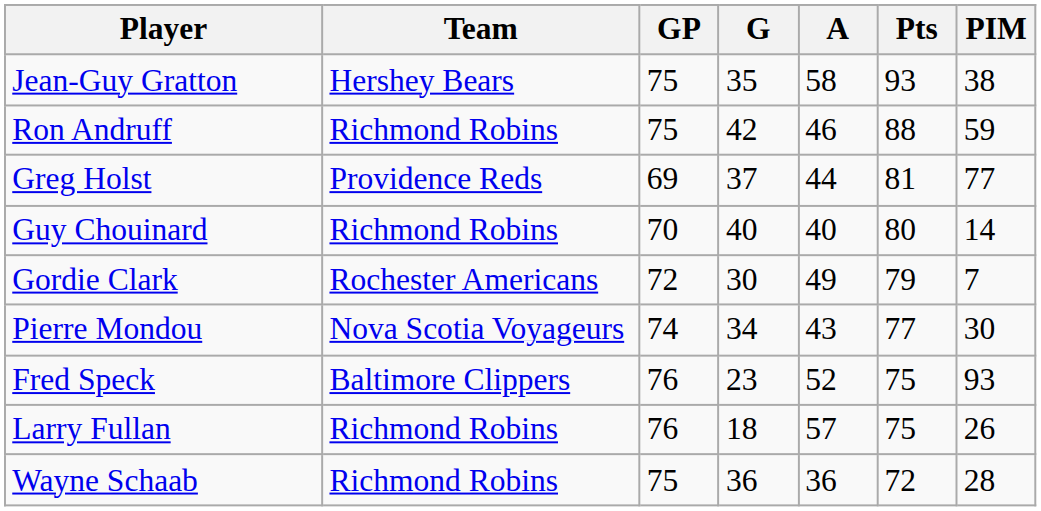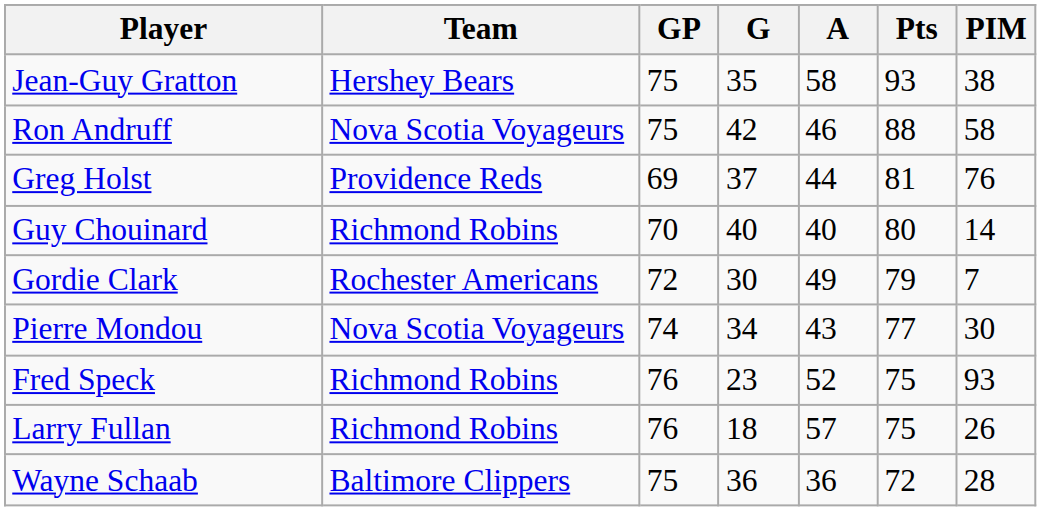(444, 129) Richmond Robins -> (477, 129) Nova Scotia Voyageurs
(979, 129) 59 -> (979, 129) 58
(979, 179) 77 -> (979, 179) 76
(450, 379) Baltimore Clippers -> (444, 379) Richmond Robins
(444, 479) Richmond Robins -> (450, 479) Baltimore Clippers
